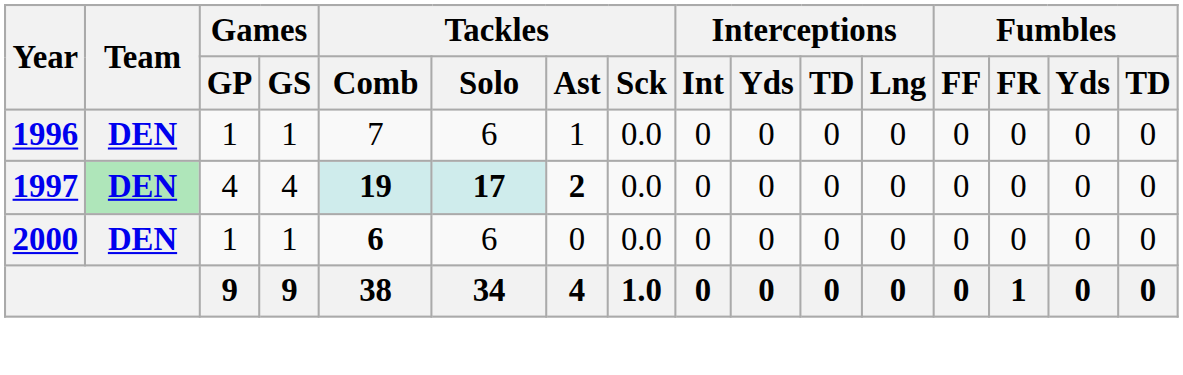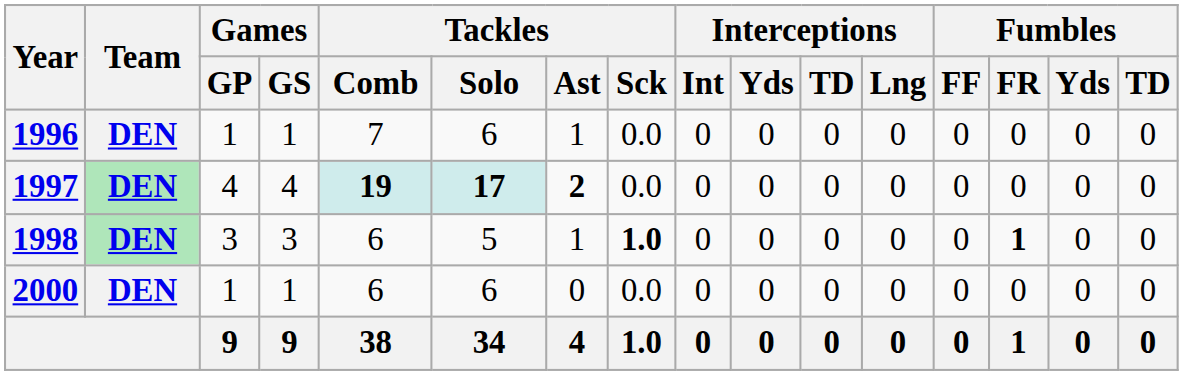+ row: (45, 238)
(376, 238) bold -> (376, 290) normal
